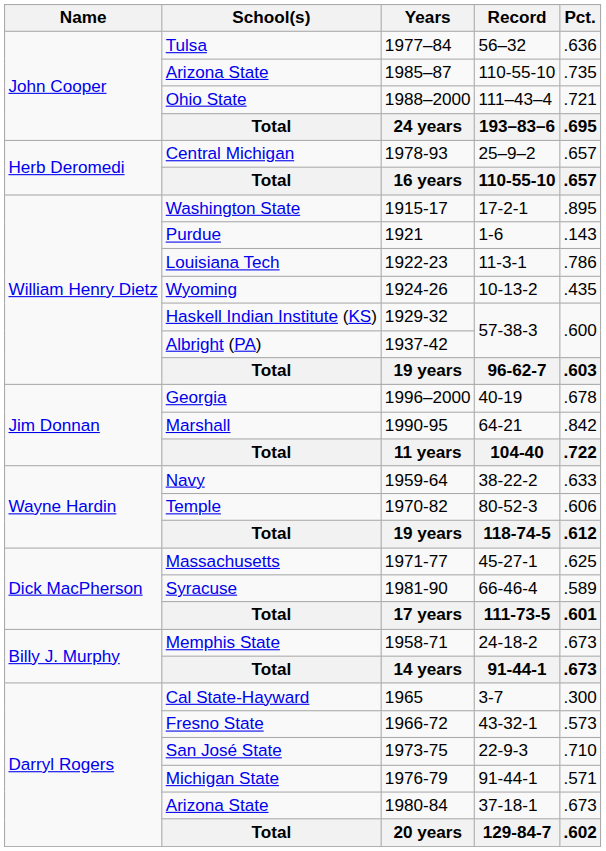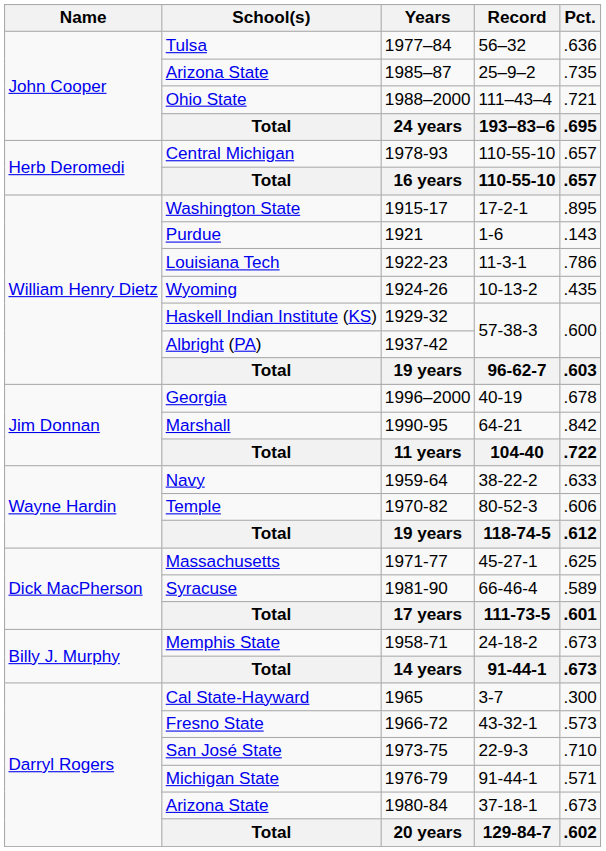(517, 72) 110-55-10 -> (507, 72) 25–9–2
(507, 153) 25–9–2 -> (517, 153) 110-55-10
